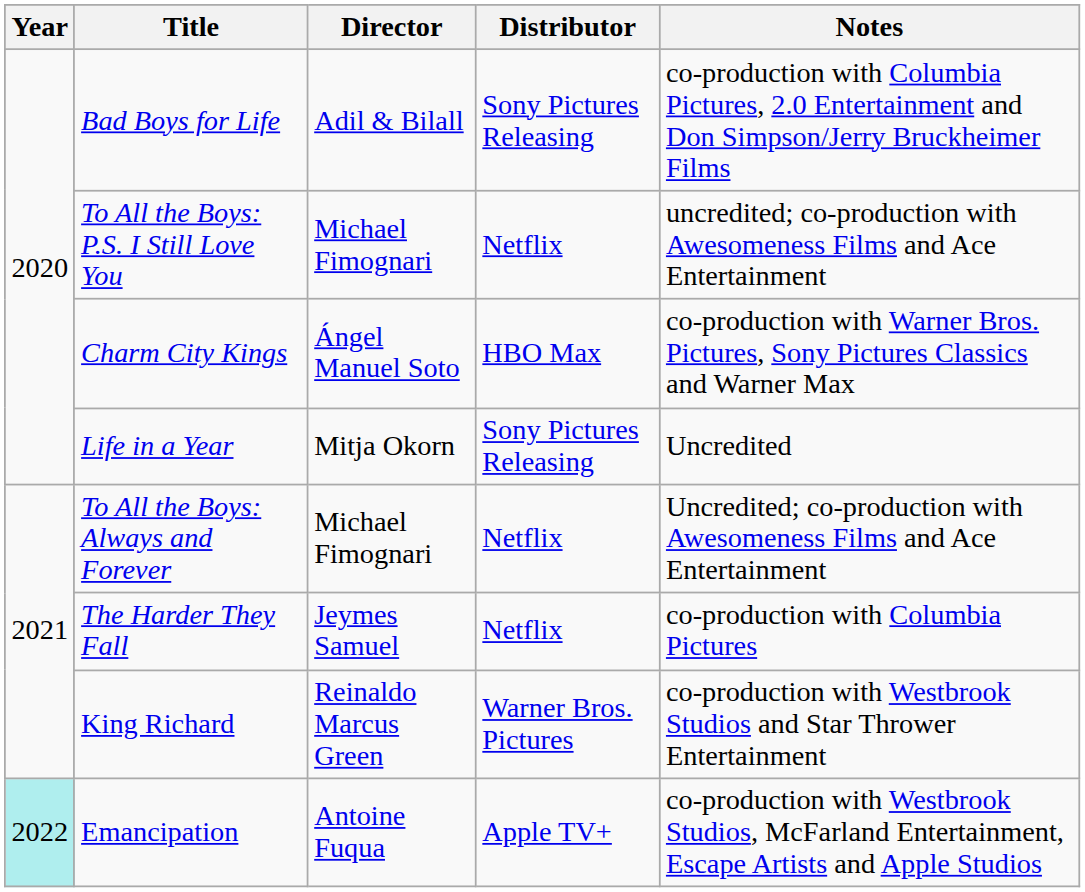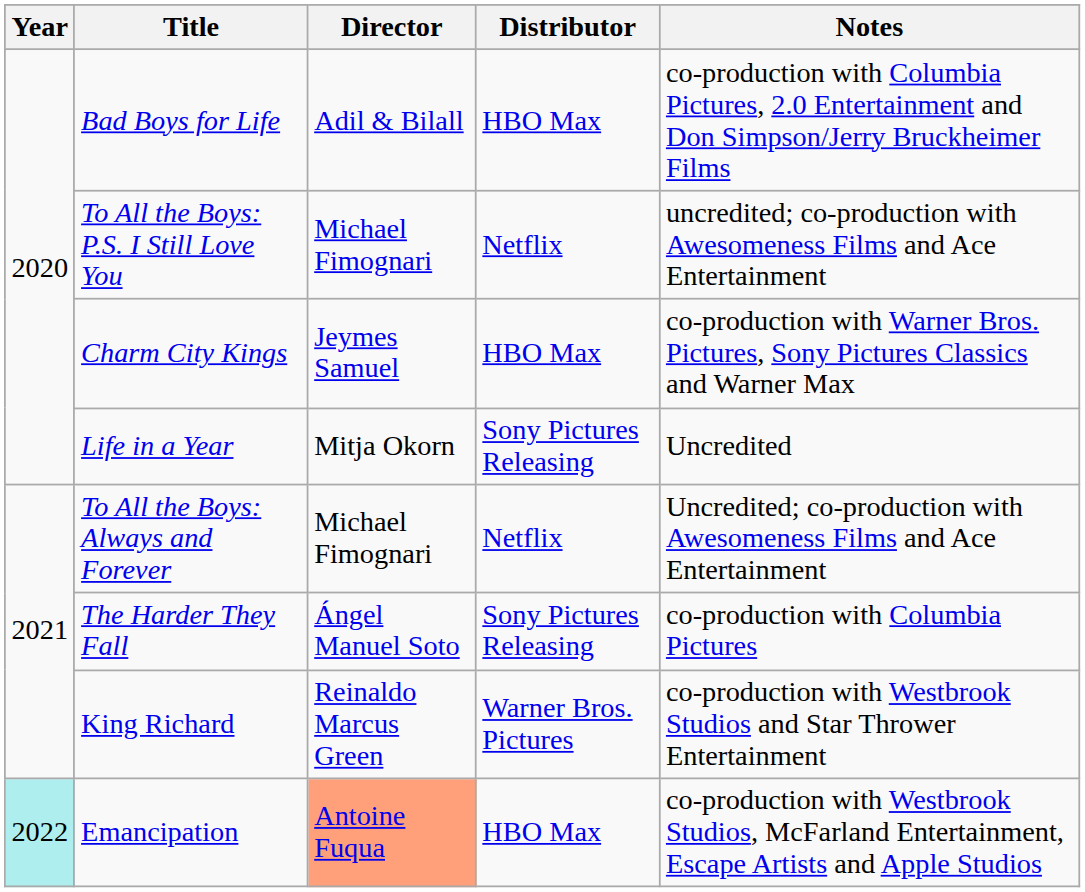(561, 119) Sony Pictures Releasing -> (542, 119) HBO Max
(387, 352) Ángel Manuel Soto -> (357, 352) Jeymes Samuel
(357, 630) Jeymes Samuel -> (387, 630) Ángel Manuel Soto
(522, 630) Netflix -> (561, 630) Sony Pictures Releasing
(360, 832) no background -> (360, 832) lightsalmon background
(547, 832) Apple TV+ -> (542, 832) HBO Max
